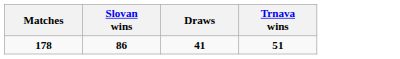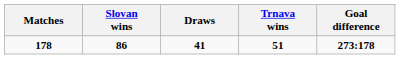+ column: (356, 20)
